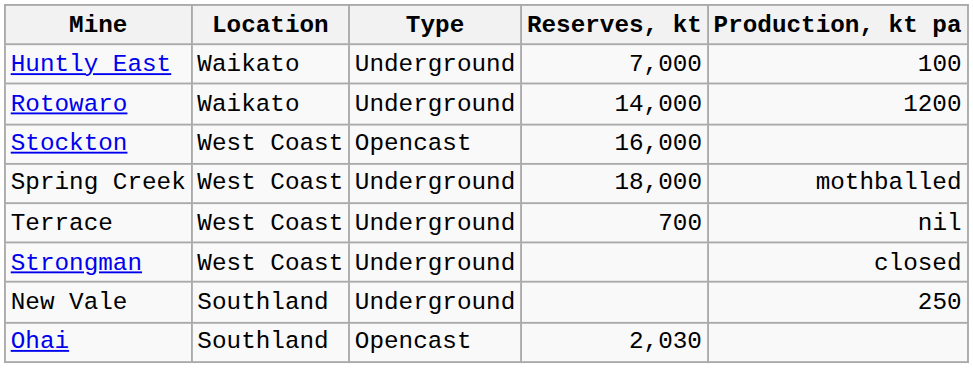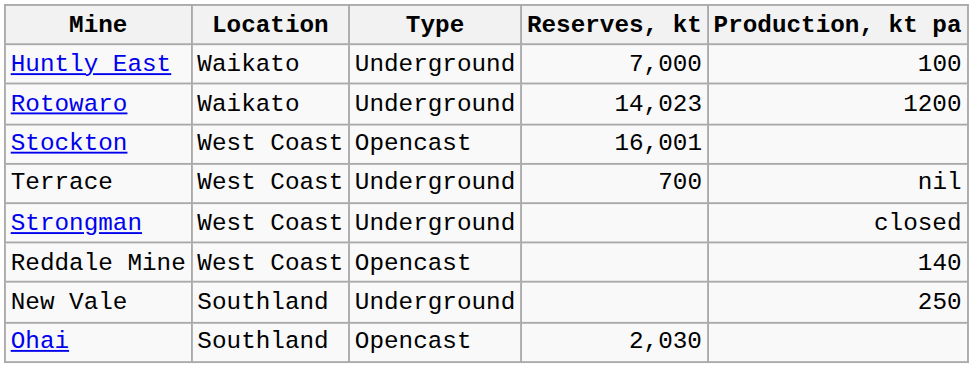(658, 104) 14,000 -> (658, 104) 14,023
(658, 144) 16,000 -> (658, 144) 16,001
- row: (98, 183)
+ row: (98, 262)
